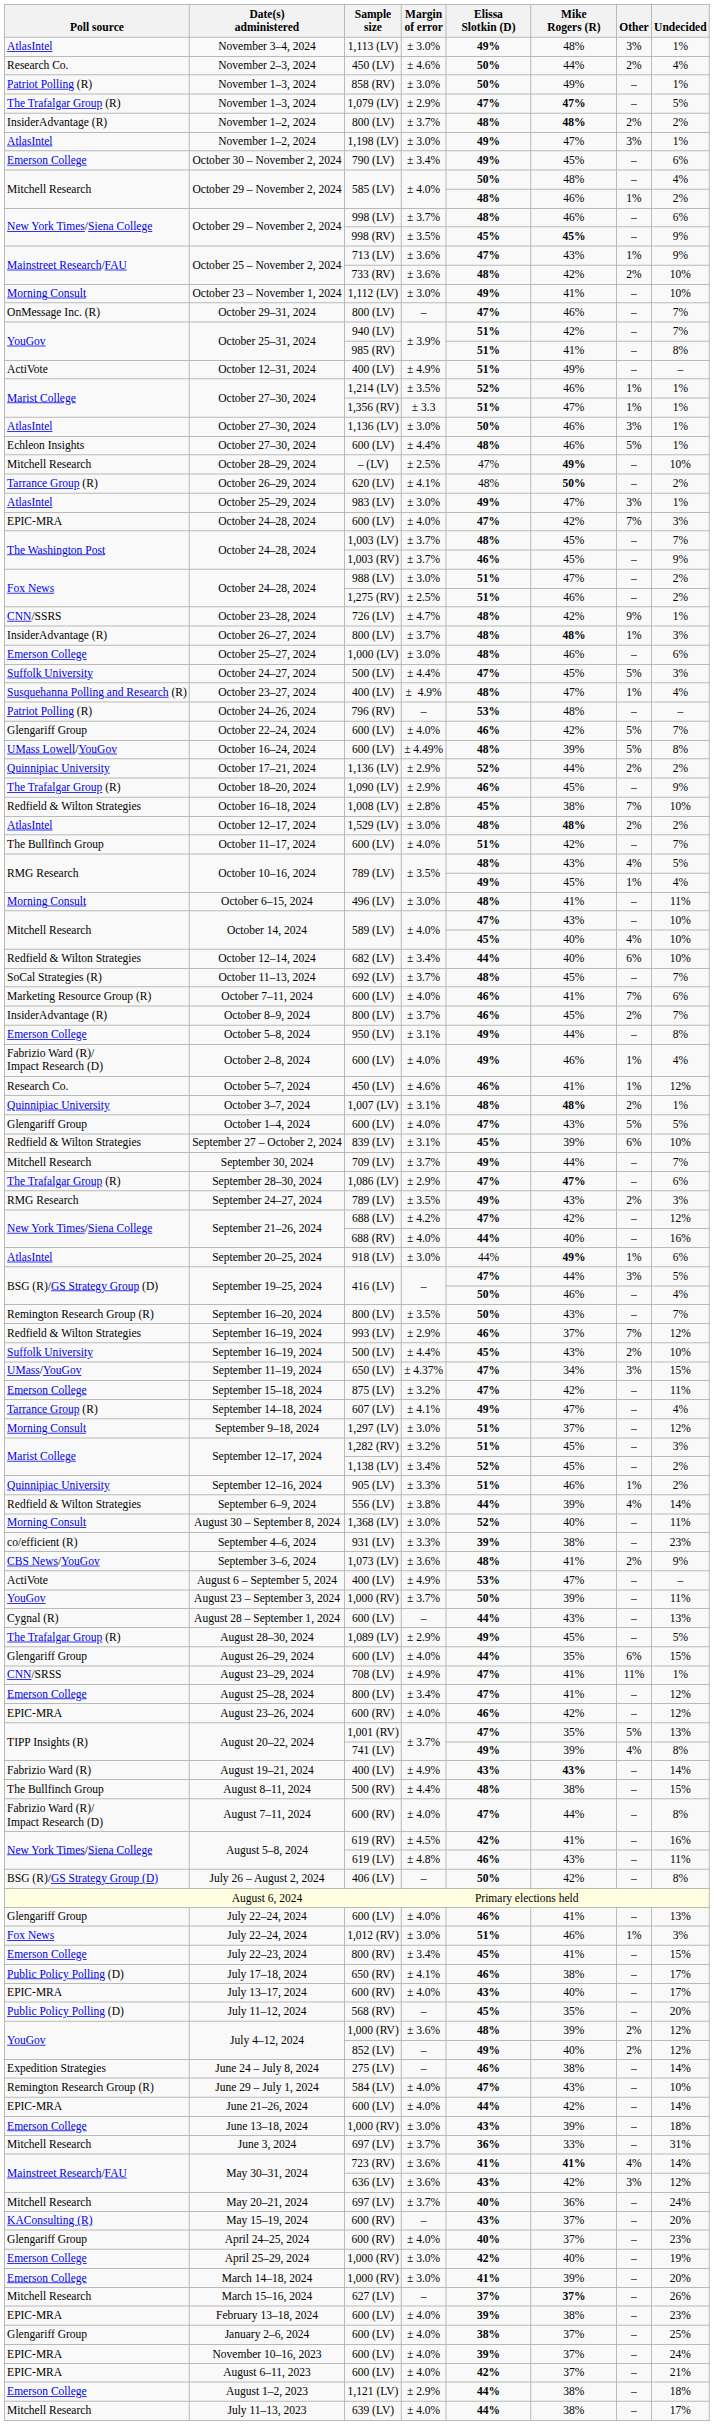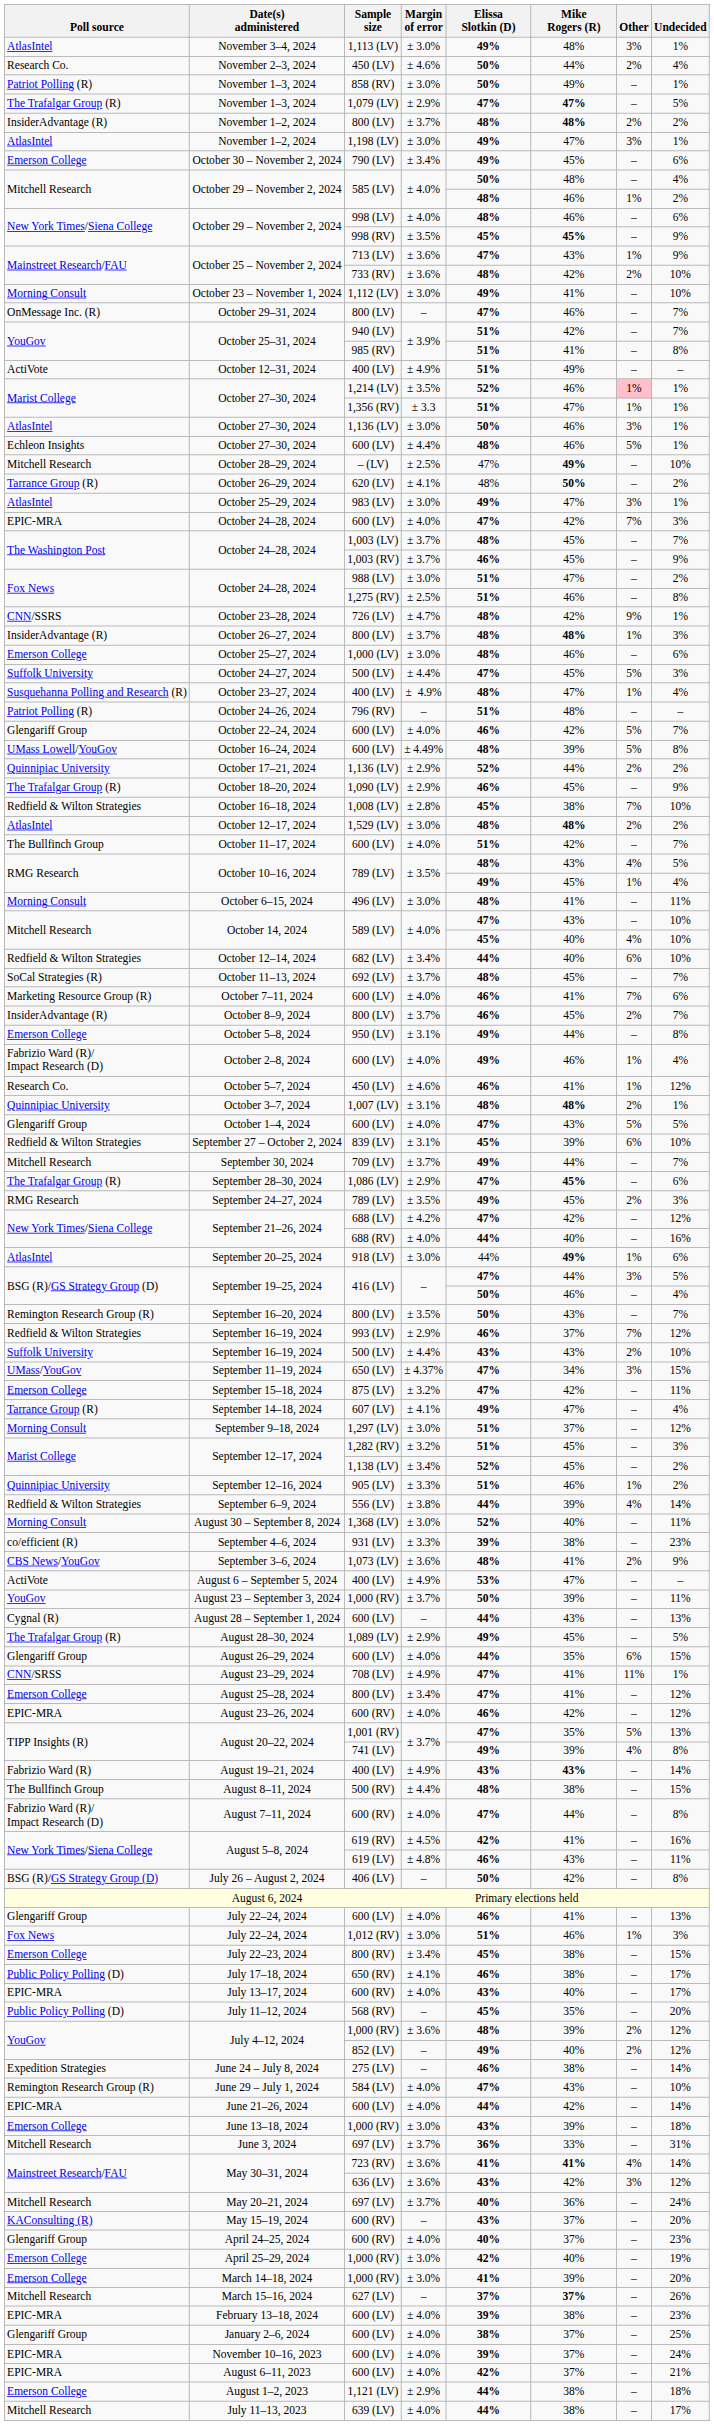(424, 217) ± 3.7% -> (424, 217) ± 4.0%
(634, 388) no background -> (634, 388) pink background
(680, 597) 2% -> (680, 597) 8%
(488, 711) 53% -> (488, 711) 51%
(574, 1181) 47% -> (574, 1181) 45%
(574, 1200) 43% -> (574, 1200) 45%
(488, 1352) 45% -> (488, 1352) 43%
(574, 1955) 41% -> (574, 1955) 38%
